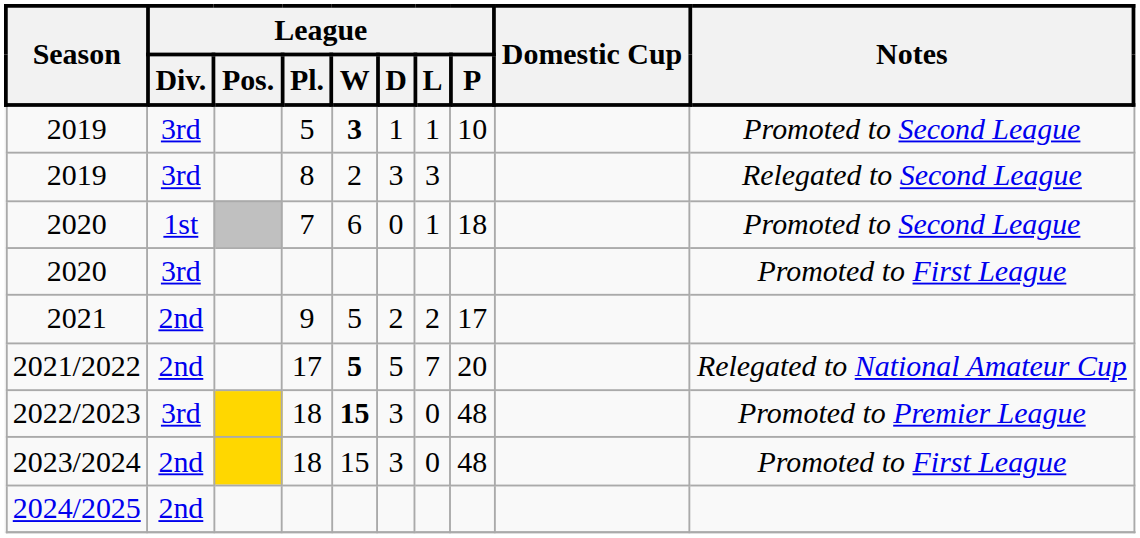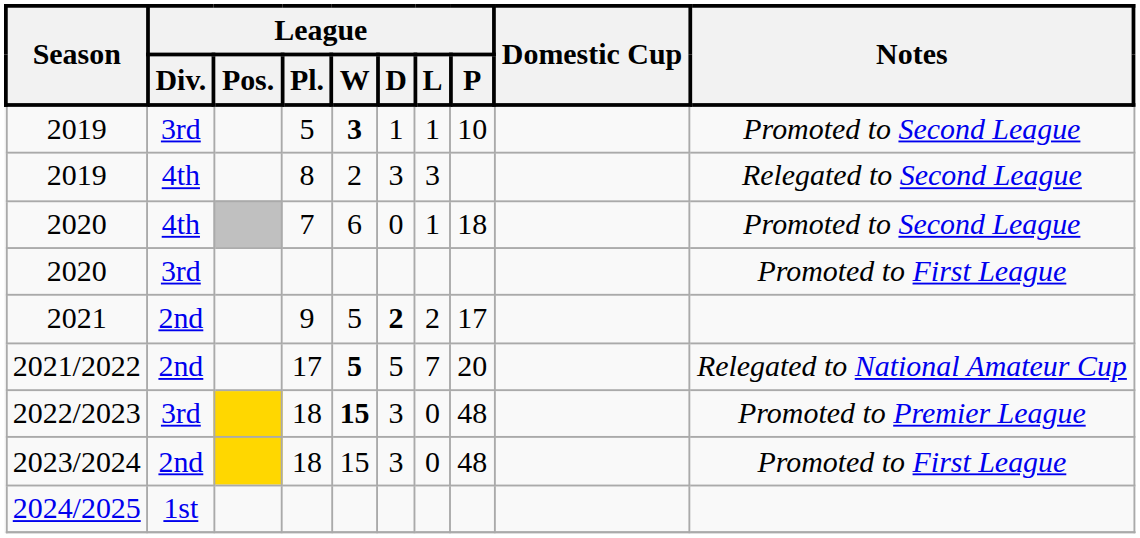(181, 176) 3rd -> (181, 176) 4th
(181, 223) 1st -> (181, 223) 4th
(396, 318) normal -> (396, 318) bold
(181, 508) 2nd -> (181, 508) 1st
